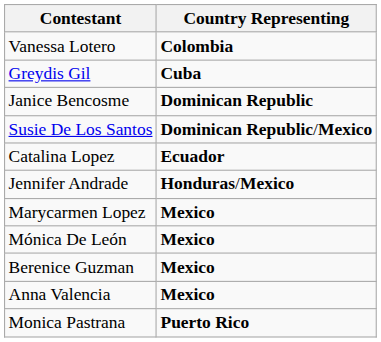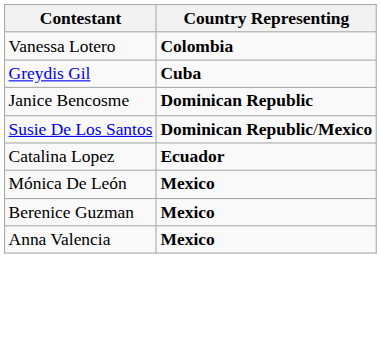- row: (68, 184)
- row: (77, 211)
- row: (67, 322)
